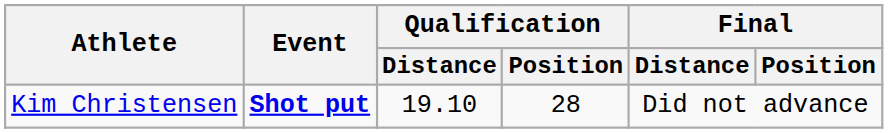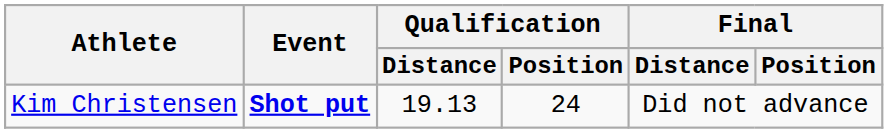(439, 106) 19.10 -> (439, 106) 19.13
(566, 106) 28 -> (566, 106) 24
